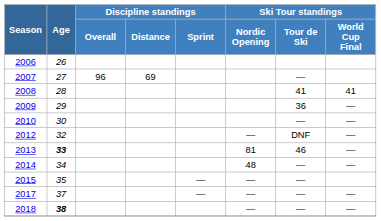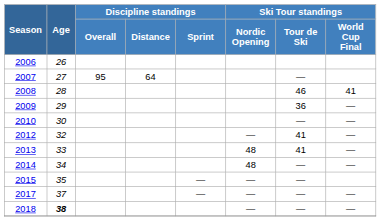(100, 77) 96 -> (100, 77) 95
(151, 77) 69 -> (151, 77) 64
(301, 91) 41 -> (301, 91) 46
(301, 135) DNF -> (301, 135) 41
(61, 150) bold -> (61, 150) normal
(251, 150) 81 -> (251, 150) 48
(301, 150) 46 -> (301, 150) 41
